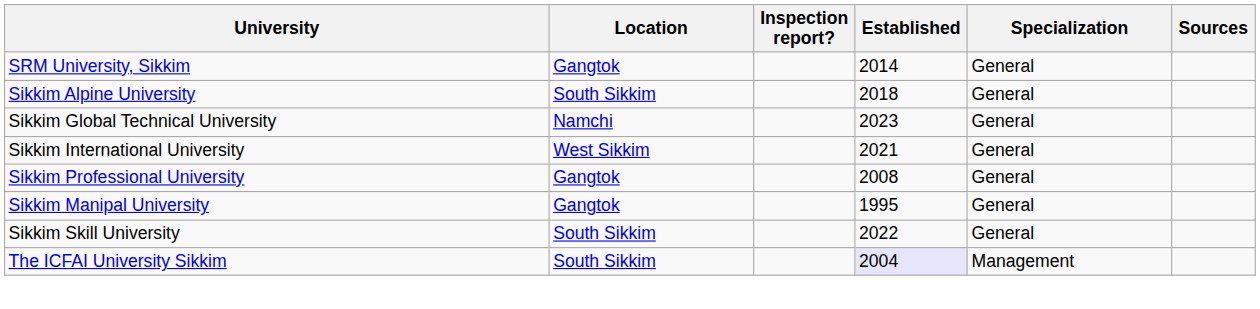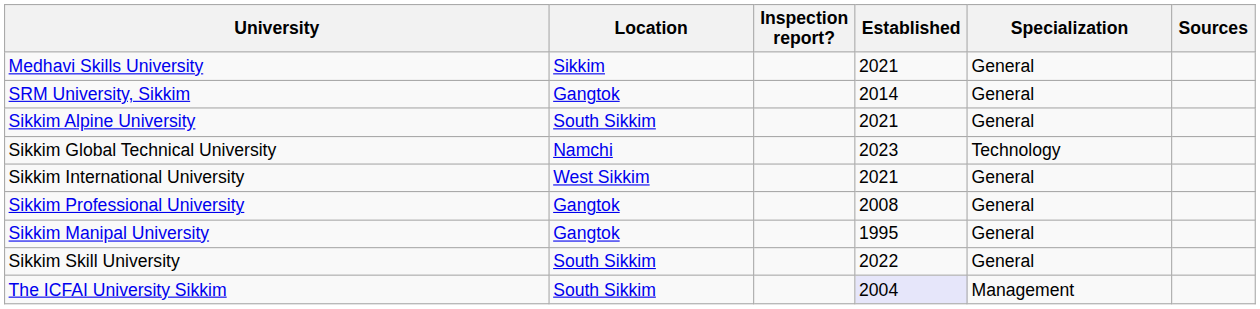+ row: (106, 66)
(879, 94) 2018 -> (879, 121) 2021
(1003, 121) General -> (1016, 149) Technology
